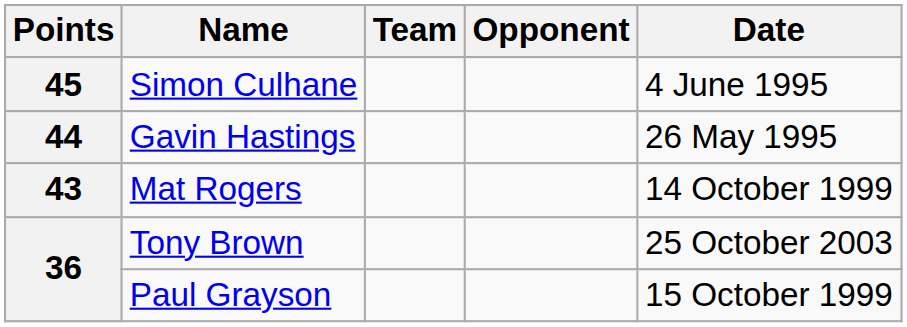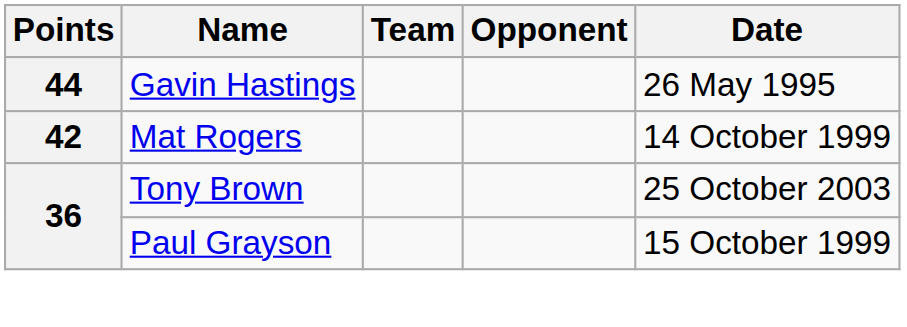- row: (244, 83)
(64, 189) 43 -> (64, 136) 42
